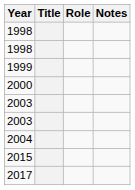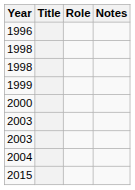+ row: (20, 31)
- row: (20, 175)
